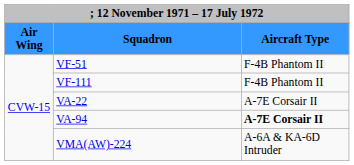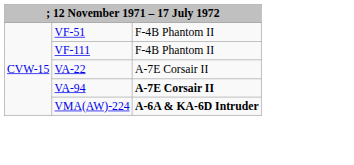- row: (147, 38)
(282, 144) normal -> (197, 106) bold
